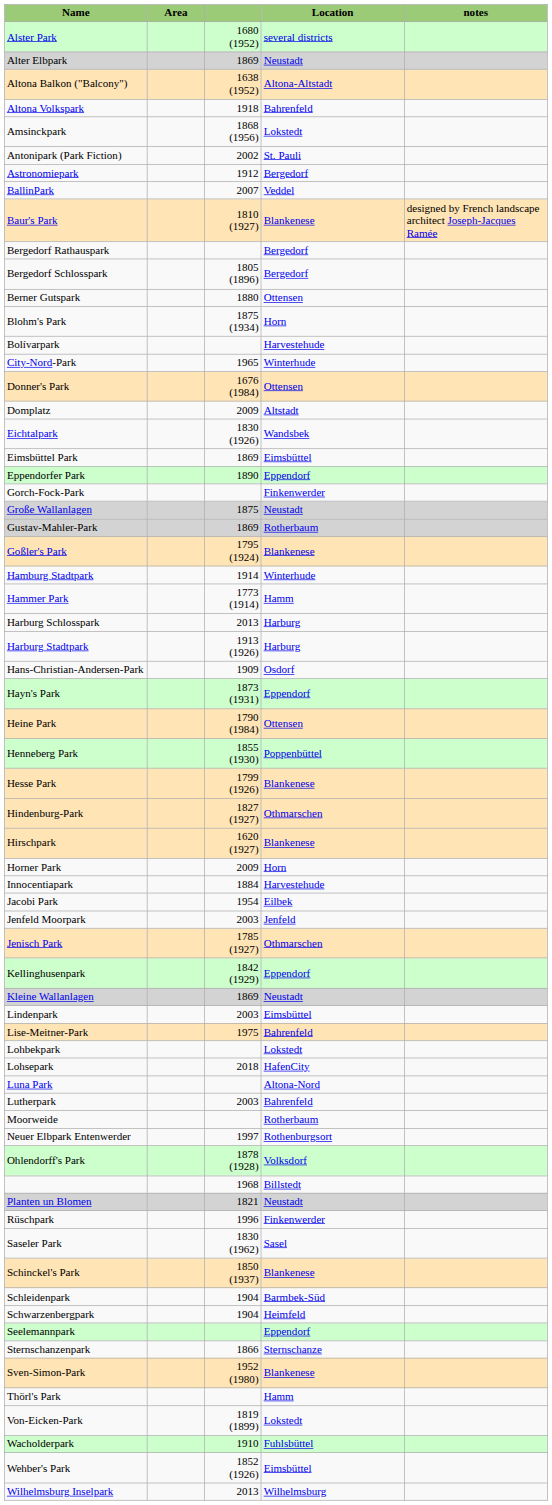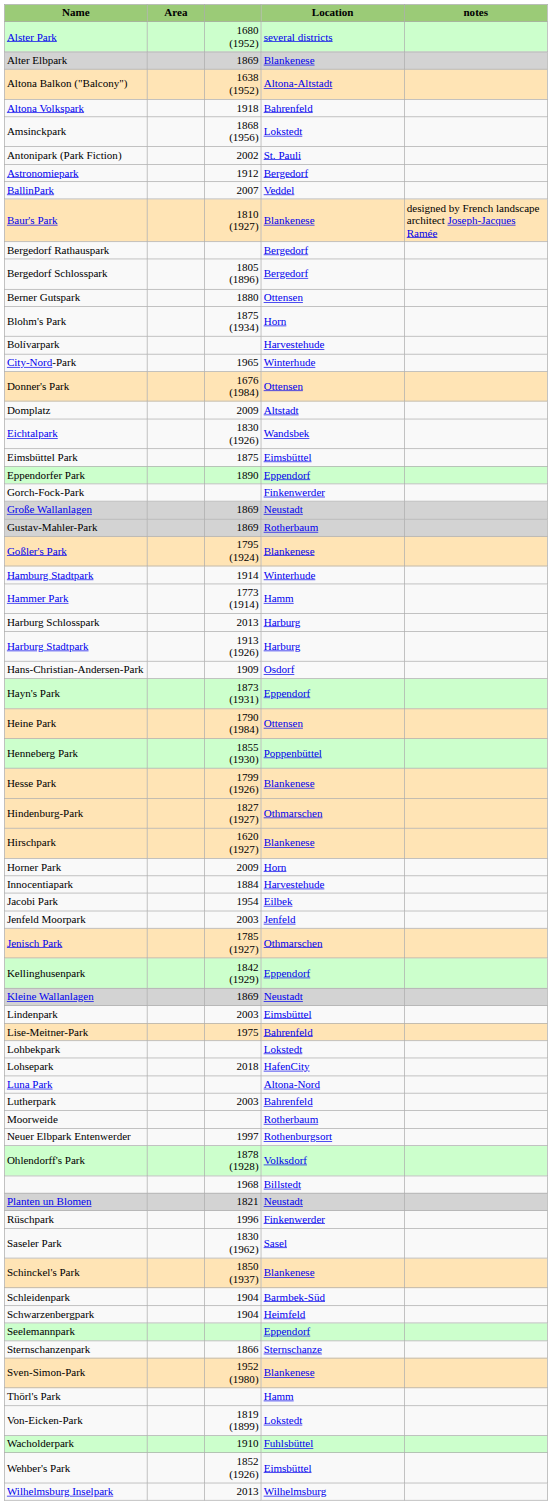(283, 60) Neustadt -> (289, 60) Blankenese
(248, 457) 1869 -> (248, 457) 1875
(248, 510) 1875 -> (248, 510) 1869
